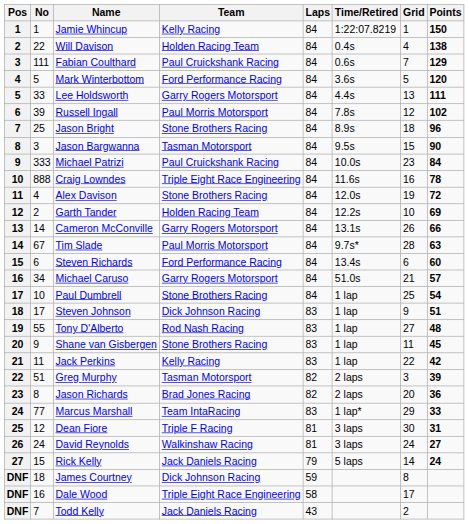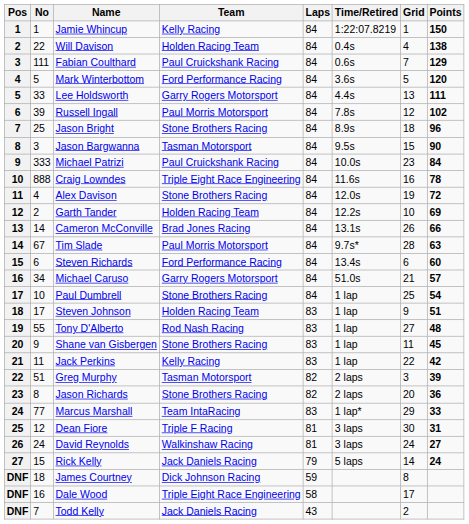(220, 229) Garry Rogers Motorsport -> (206, 229) Brad Jones Racing
(211, 312) Dick Johnson Racing -> (210, 312) Holden Racing Team
(206, 395) Brad Jones Racing -> (215, 395) Stone Brothers Racing
